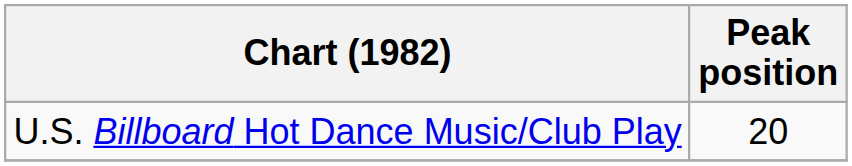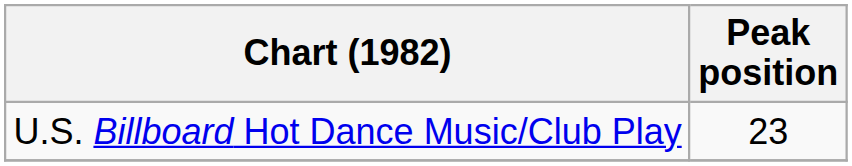(768, 130) 20 -> (768, 130) 23
